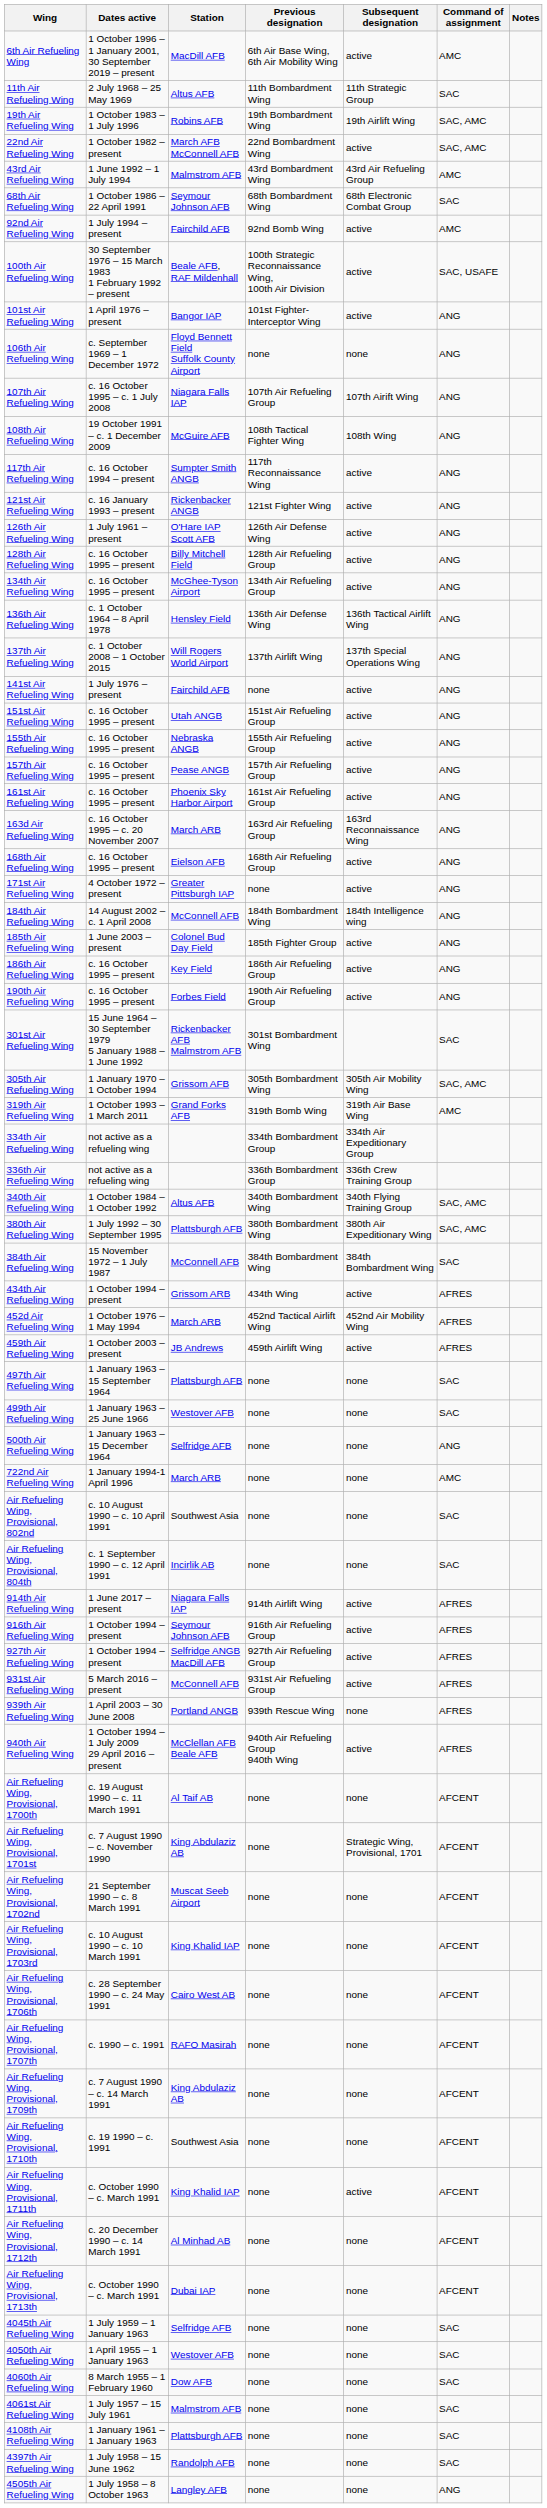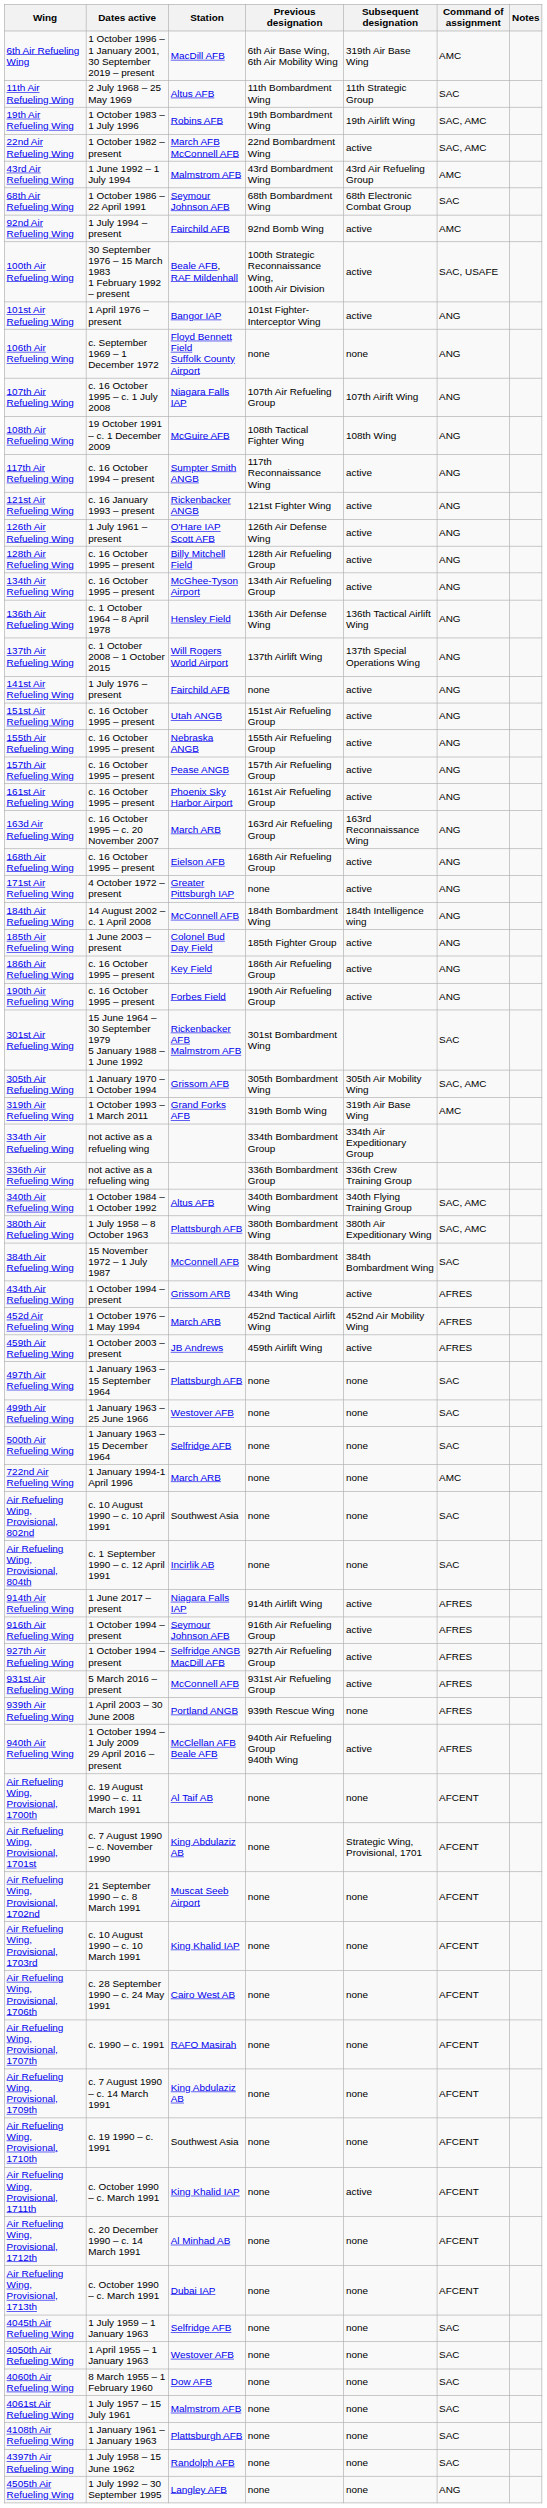(359, 55) active -> (378, 55) 319th Air Base Wing
(125, 1229) 1 July 1992 – 30 September 1995 -> (122, 1229) 1 July 1958 – 8 October 1963
(450, 1445) ANG -> (449, 1445) SAC
(122, 2489) 1 July 1958 – 8 October 1963 -> (125, 2489) 1 July 1992 – 30 September 1995
